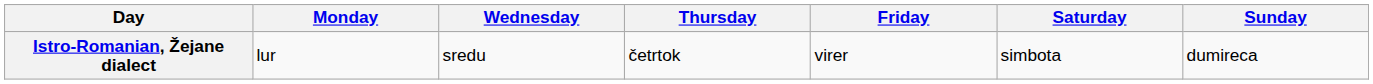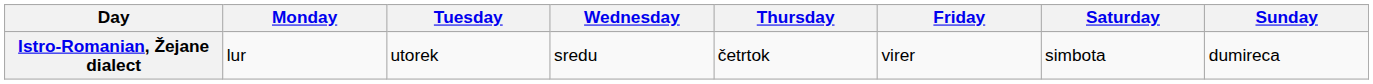+ column: (468, 18)
